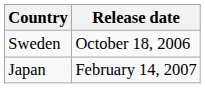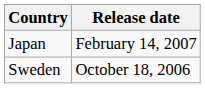rows swapped: (34, 43) <-> (27, 69)
